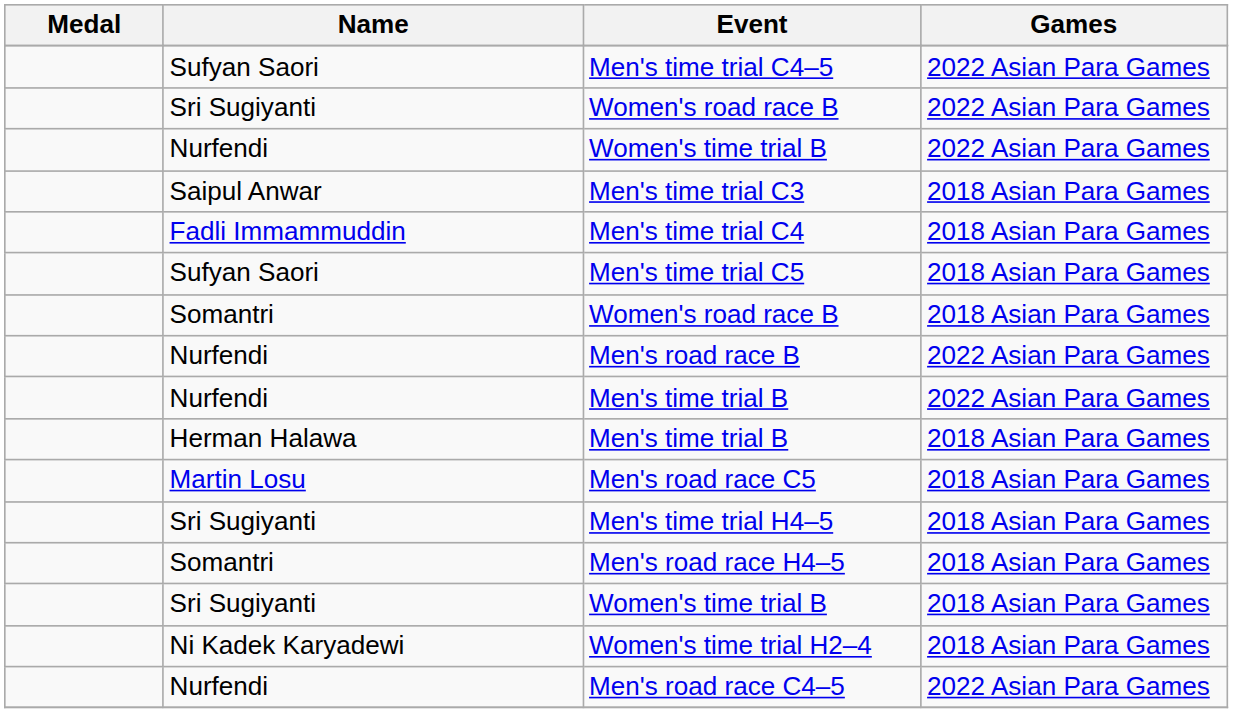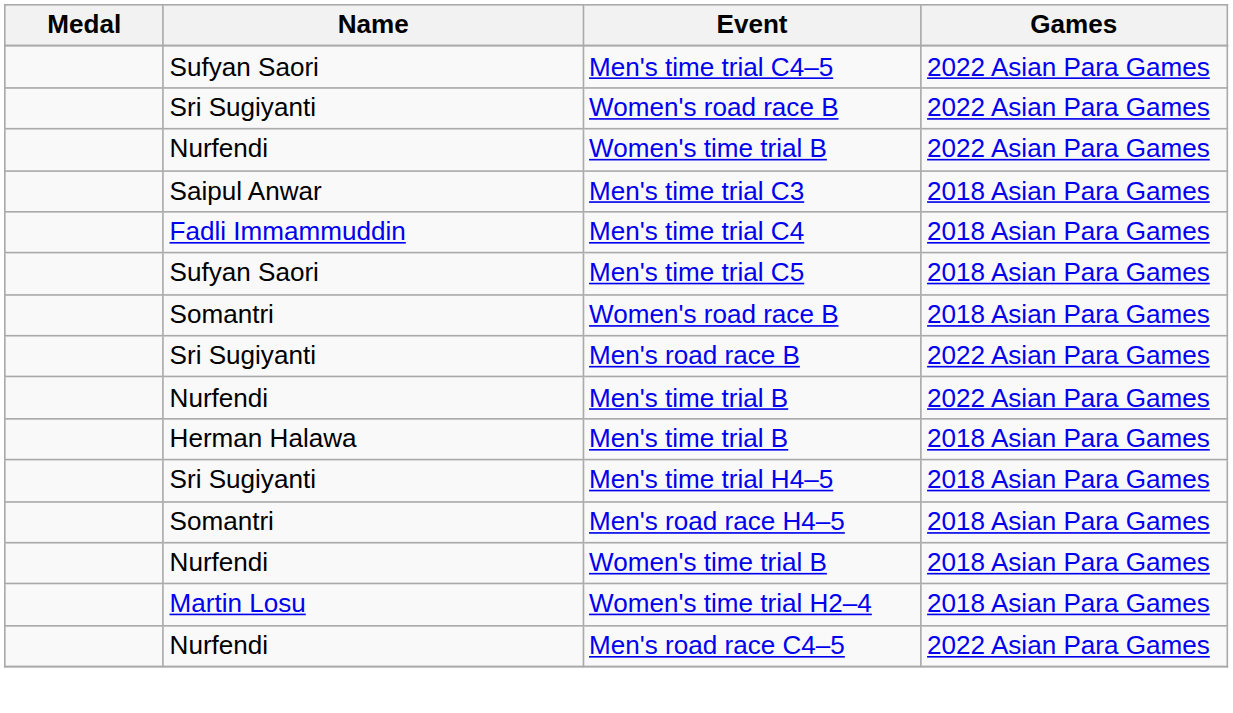(219, 356) Nurfendi -> (243, 356) Sri Sugiyanti
- row: (702, 480)
(243, 604) Sri Sugiyanti -> (219, 562) Nurfendi
(287, 645) Ni Kadek Karyadewi -> (238, 604) Martin Losu
